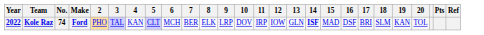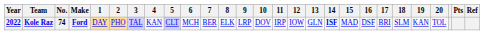+ column: (100, 10)
